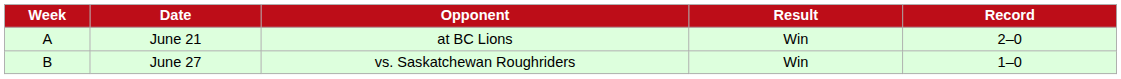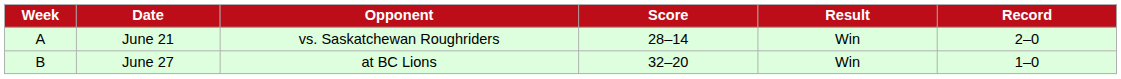+ column: (668, 16)
(475, 39) at BC Lions -> (399, 39) vs. Saskatchewan Roughriders
(475, 62) vs. Saskatchewan Roughriders -> (399, 62) at BC Lions
